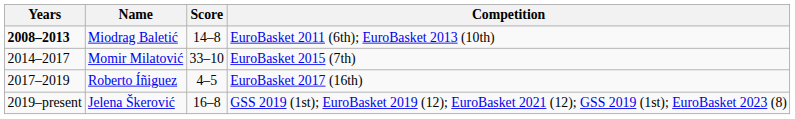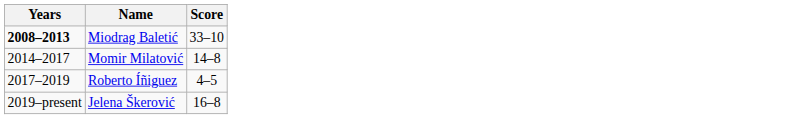- column: (509, 15)
(207, 37) 14–8 -> (207, 37) 33–10
(207, 59) 33–10 -> (207, 59) 14–8
